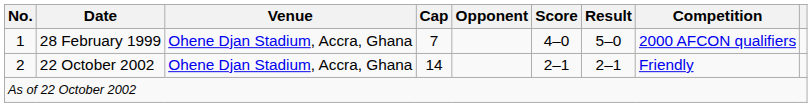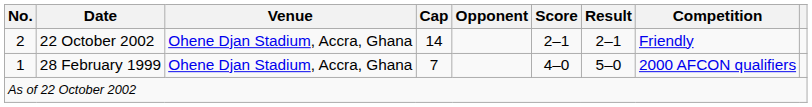rows swapped: (100, 41) <-> (97, 65)
